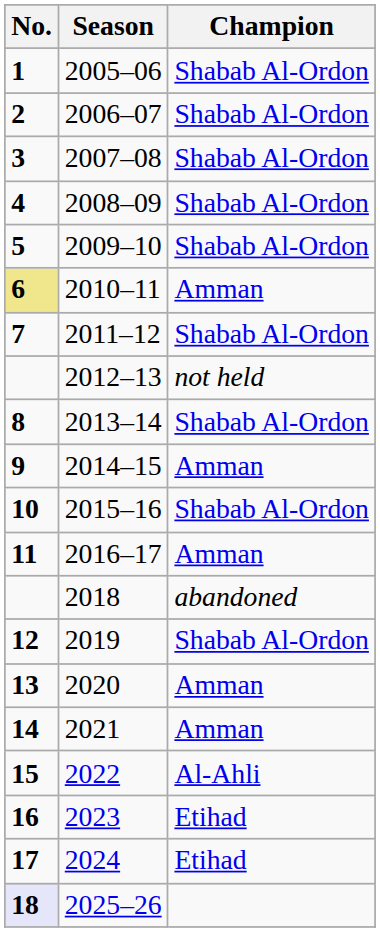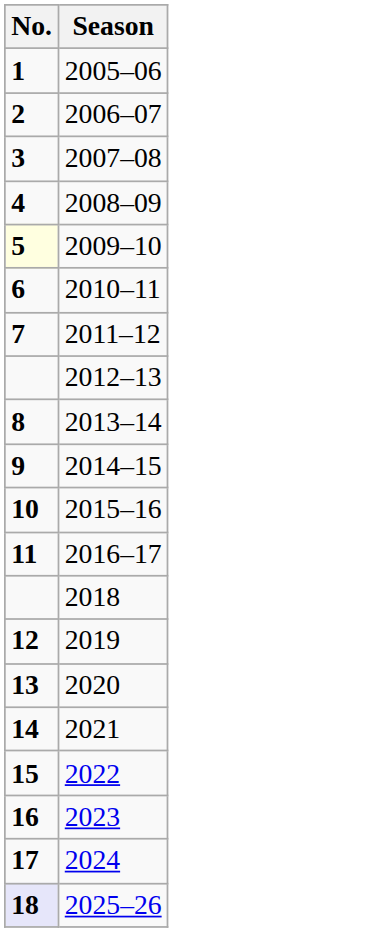- column: (272, 26)
(18, 245) no background -> (18, 245) lightyellow background
(18, 289) khaki background -> (18, 289) no background
